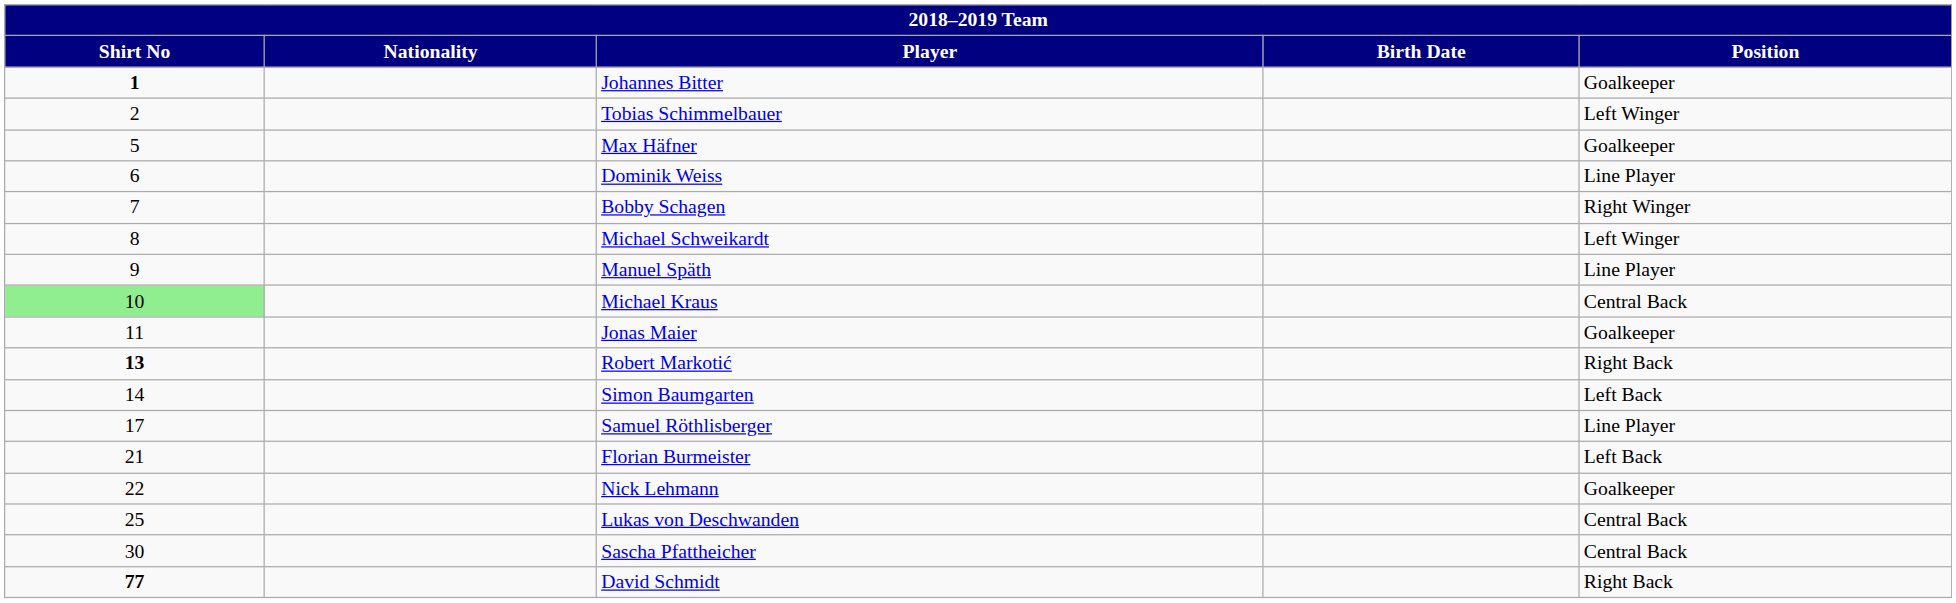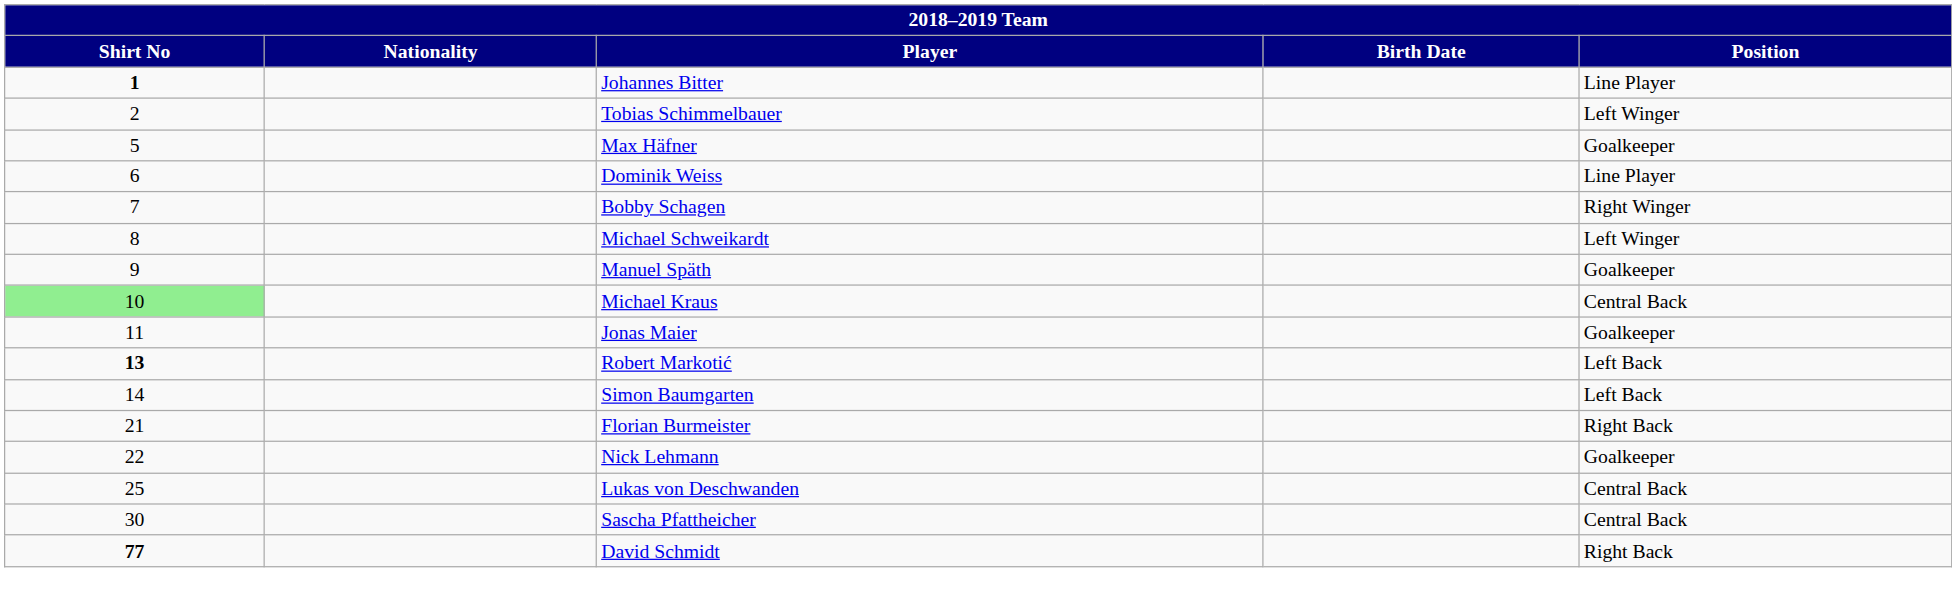(1629, 82) Goalkeeper -> (1629, 82) Line Player
(1629, 269) Line Player -> (1629, 269) Goalkeeper
(1628, 363) Right Back -> (1623, 363) Left Back
- row: (687, 425)
(1623, 457) Left Back -> (1628, 425) Right Back
